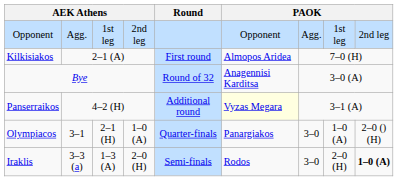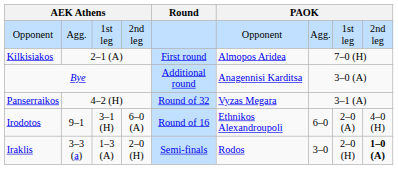(188, 78) Round of 32 -> (184, 78) Additional round
(188, 106) Additional round -> (184, 100) Round of 32
(253, 106) lightyellow background -> (247, 100) no background
+ row: (24, 122)
- row: (31, 134)
